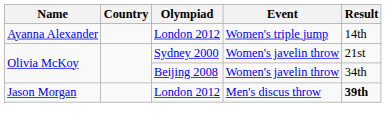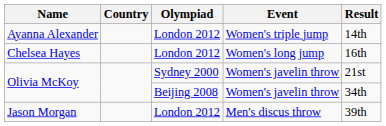+ row: (44, 53)
(356, 92) bold -> (356, 111) normal
